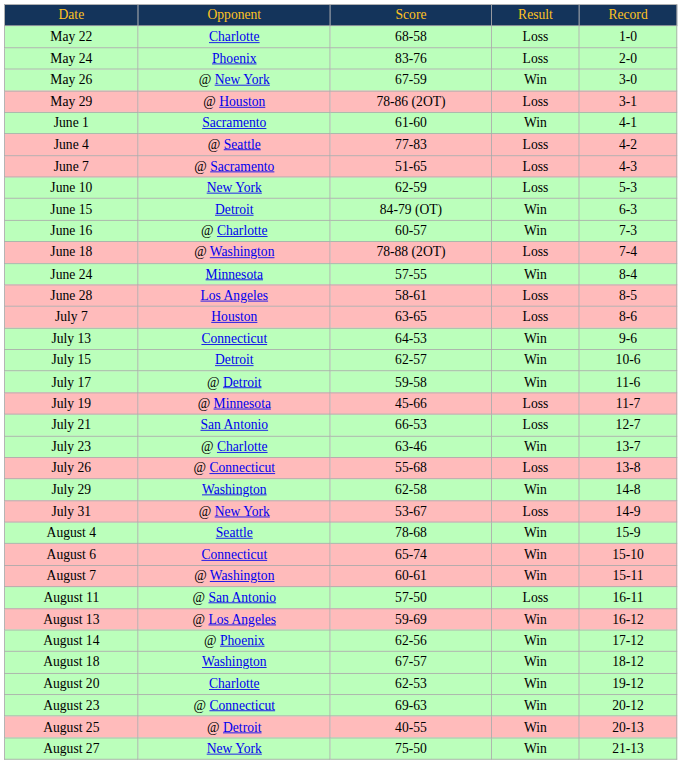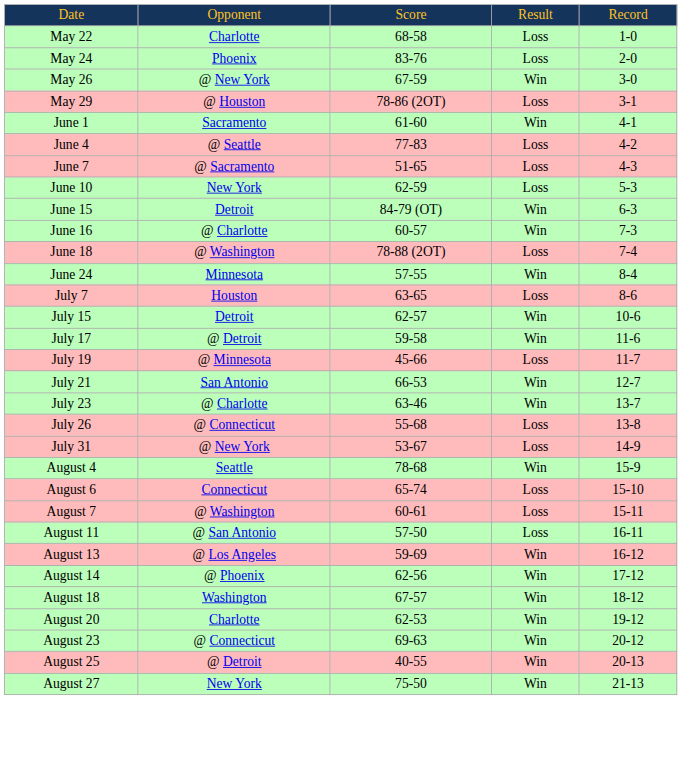- row: (71, 295)
- row: (71, 338)
(535, 425) Loss -> (535, 381) Win
- row: (71, 489)
(535, 554) Win -> (535, 489) Loss
(535, 576) Win -> (535, 511) Loss
